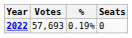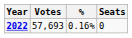(81, 26) 0.19% -> (81, 26) 0.16%
